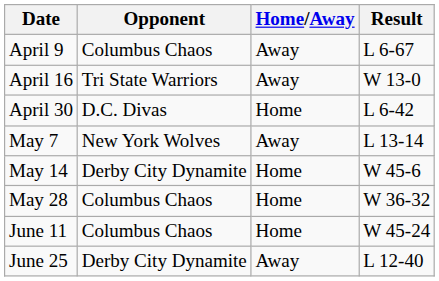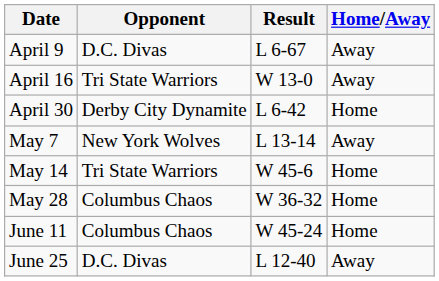columns swapped: (305, 19) <-> (397, 19)
(147, 49) Columbus Chaos -> (124, 49) D.C. Divas
(124, 110) D.C. Divas -> (164, 110) Derby City Dynamite
(164, 170) Derby City Dynamite -> (150, 170) Tri State Warriors
(164, 261) Derby City Dynamite -> (124, 261) D.C. Divas
